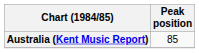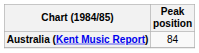(173, 39) 85 -> (173, 39) 84
